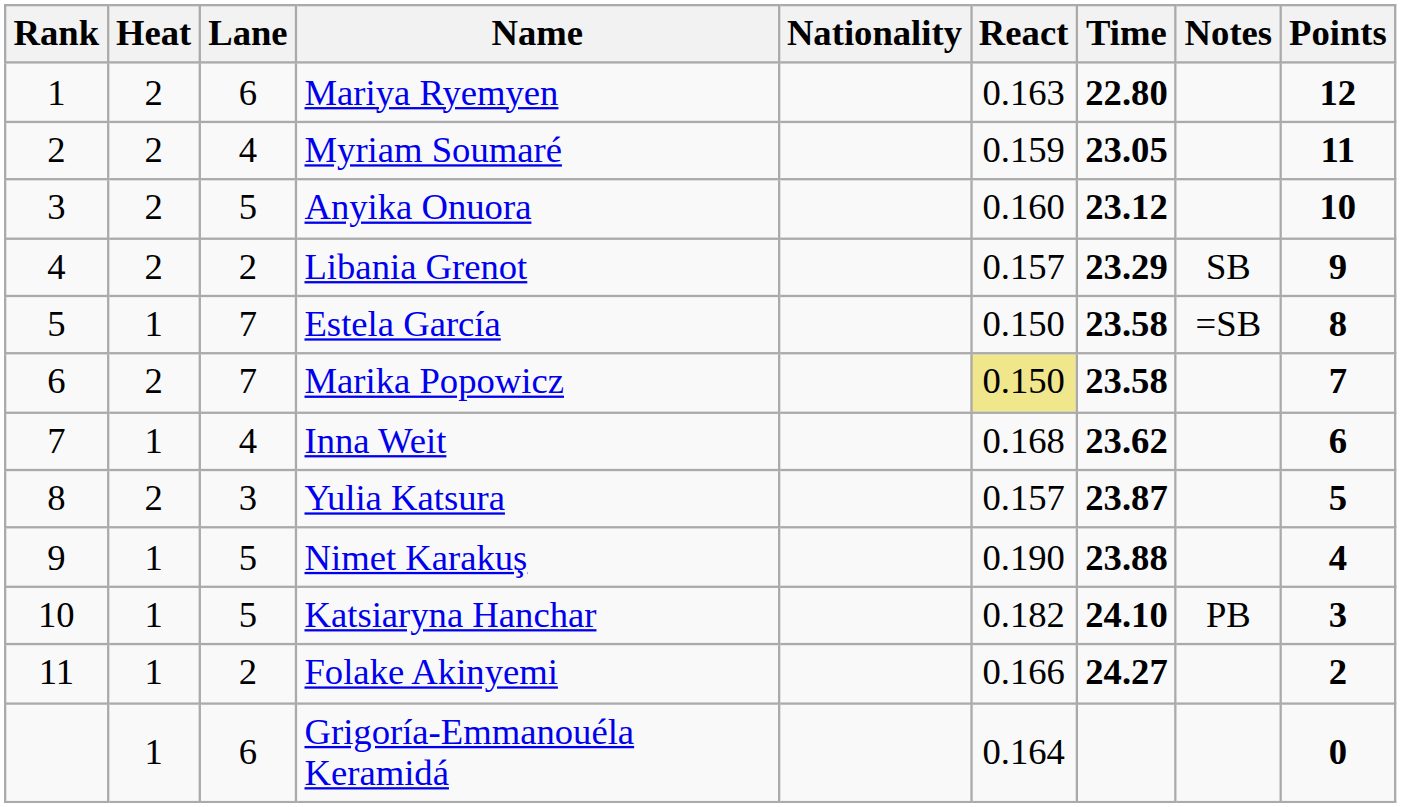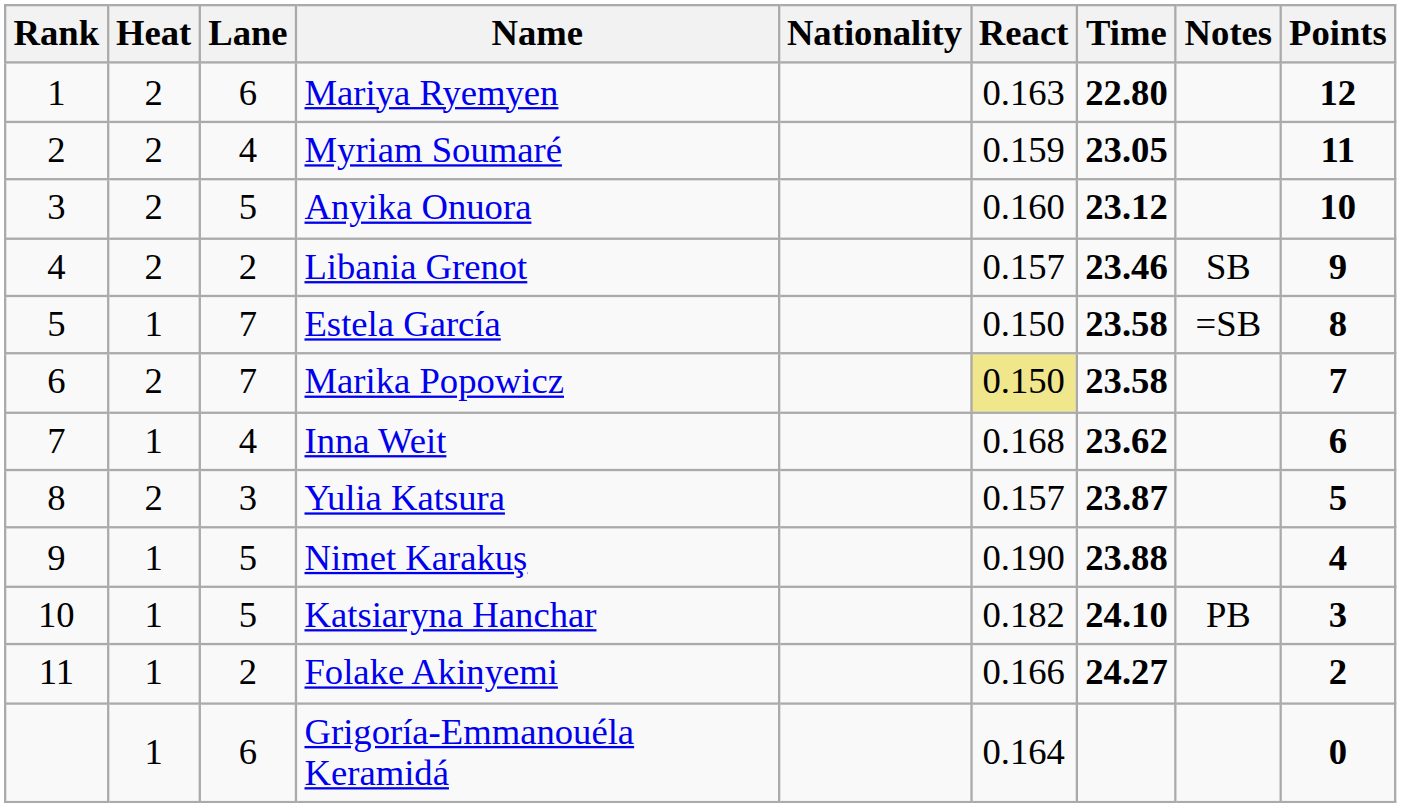(1126, 265) 23.29 -> (1126, 265) 23.46
